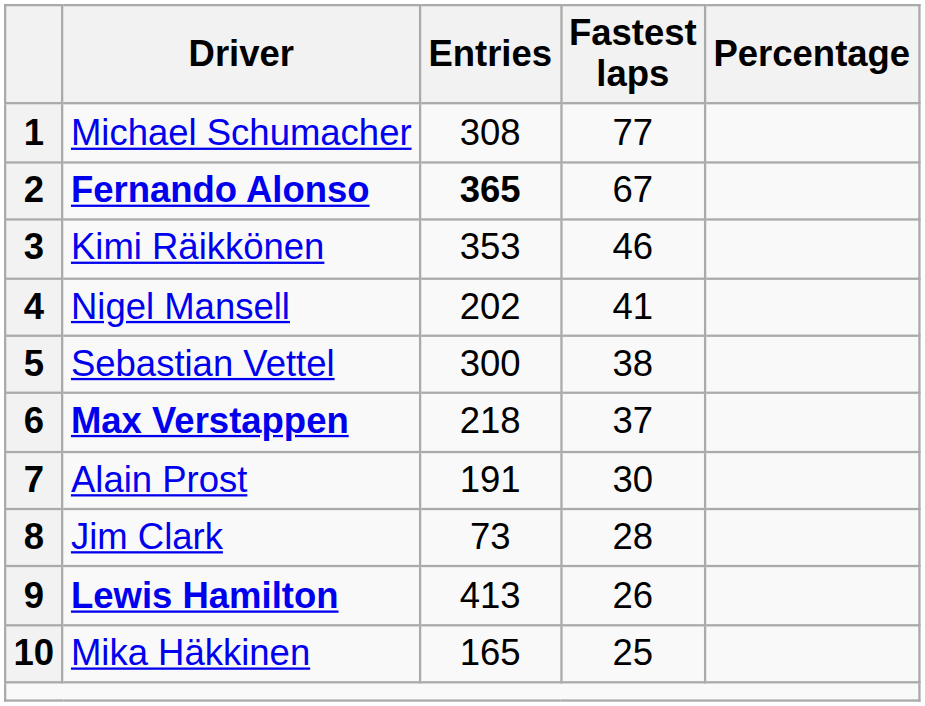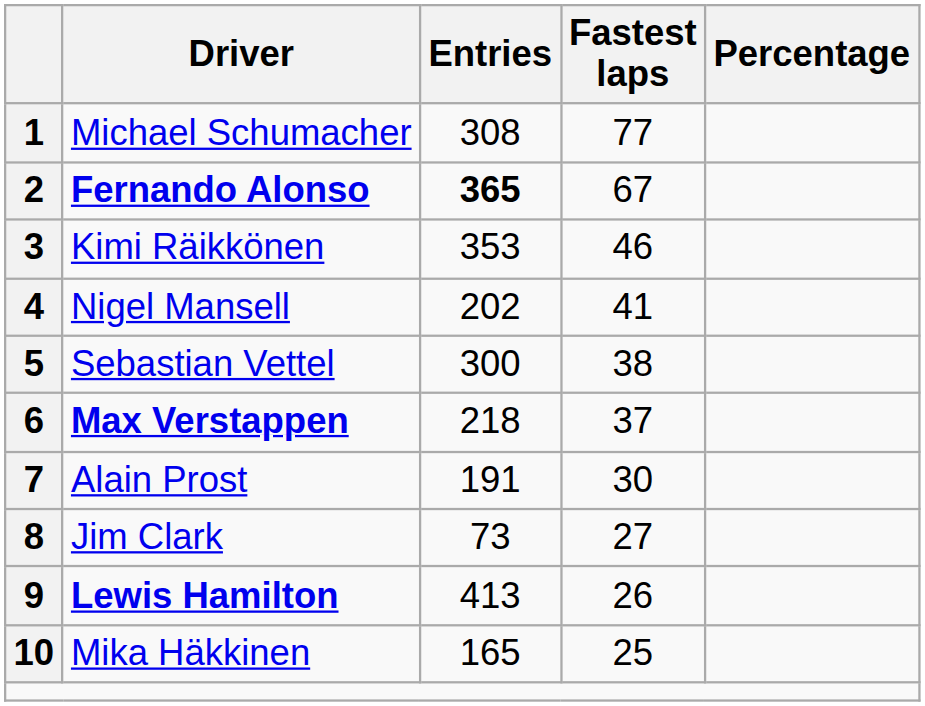(633, 537) 28 -> (633, 537) 27
